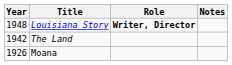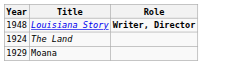- column: (212, 11)
(17, 39) 1942 -> (17, 39) 1924
(17, 53) 1926 -> (17, 53) 1929
